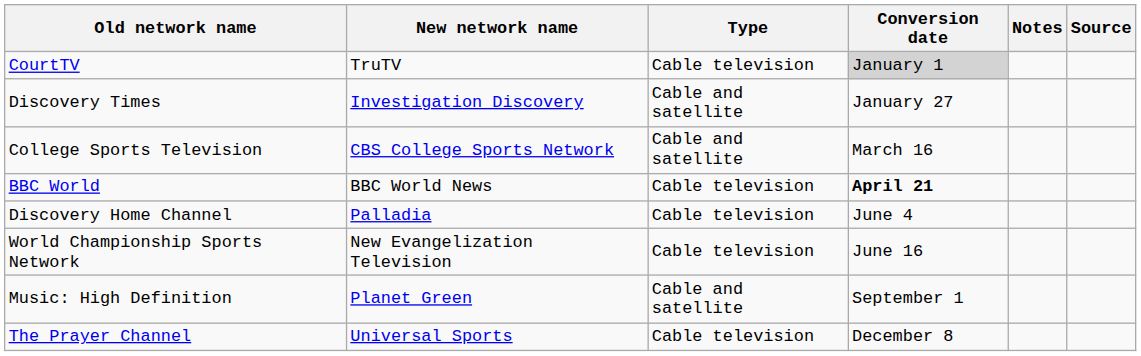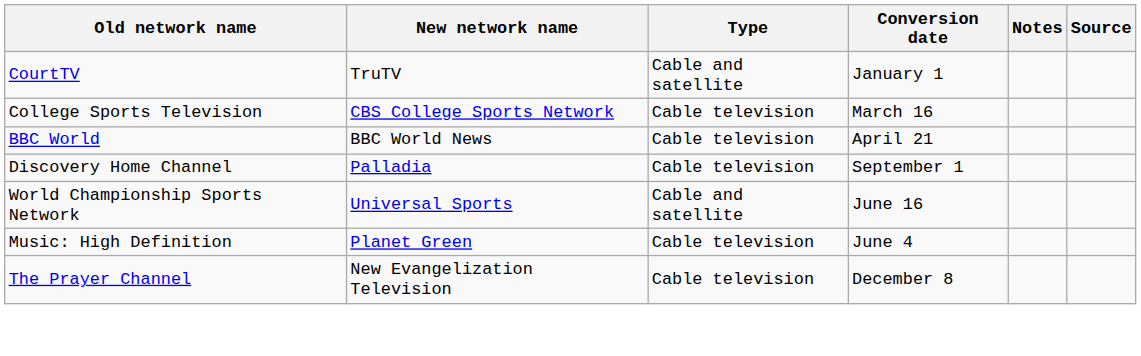(733, 65) Cable television -> (697, 75) Cable and satellite
(898, 65) lightgrey background -> (898, 75) no background
- row: (85, 103)
(697, 150) Cable and satellite -> (733, 113) Cable television
(893, 187) bold -> (893, 140) normal
(882, 215) June 4 -> (908, 168) September 1
(442, 252) New Evangelization Television -> (431, 205) Universal Sports
(733, 252) Cable television -> (697, 205) Cable and satellite
(697, 299) Cable and satellite -> (733, 242) Cable television
(908, 299) September 1 -> (882, 242) June 4
(431, 336) Universal Sports -> (442, 279) New Evangelization Television
